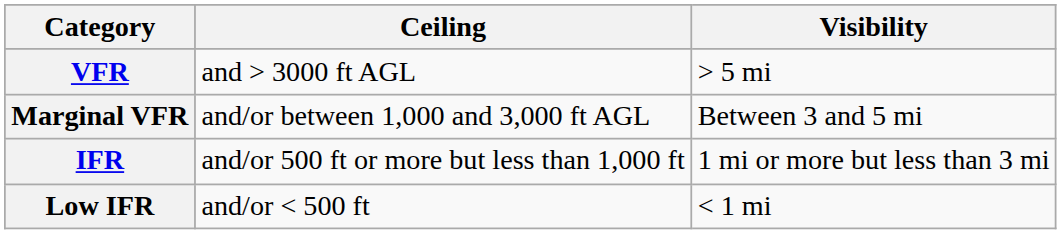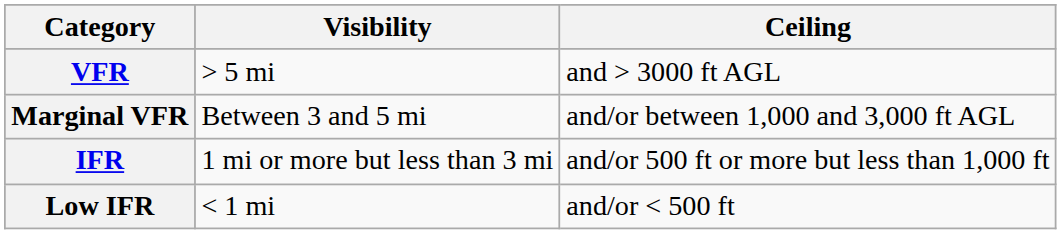columns swapped: (874, 26) <-> (443, 26)
